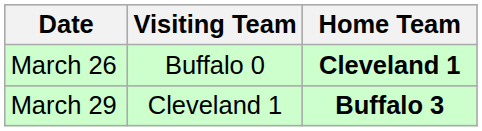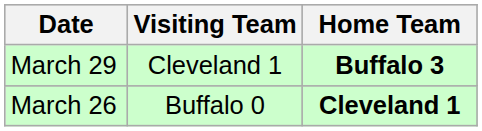rows swapped: (64, 65) <-> (64, 105)
